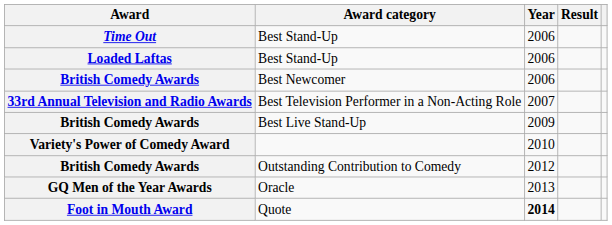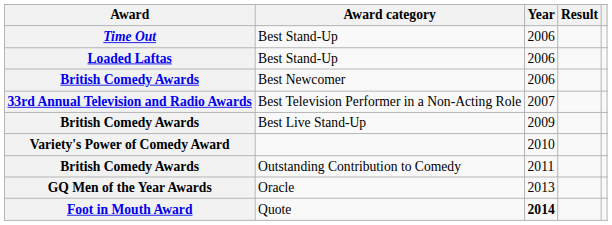(541, 166) 2012 -> (541, 166) 2011
